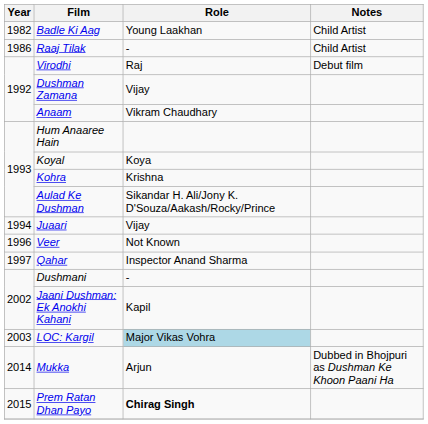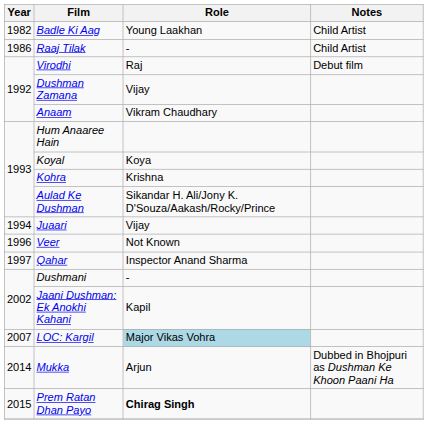(19, 337) 2003 -> (19, 337) 2007
